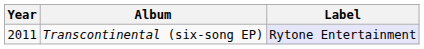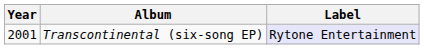(22, 34) 2011 -> (22, 34) 2001
